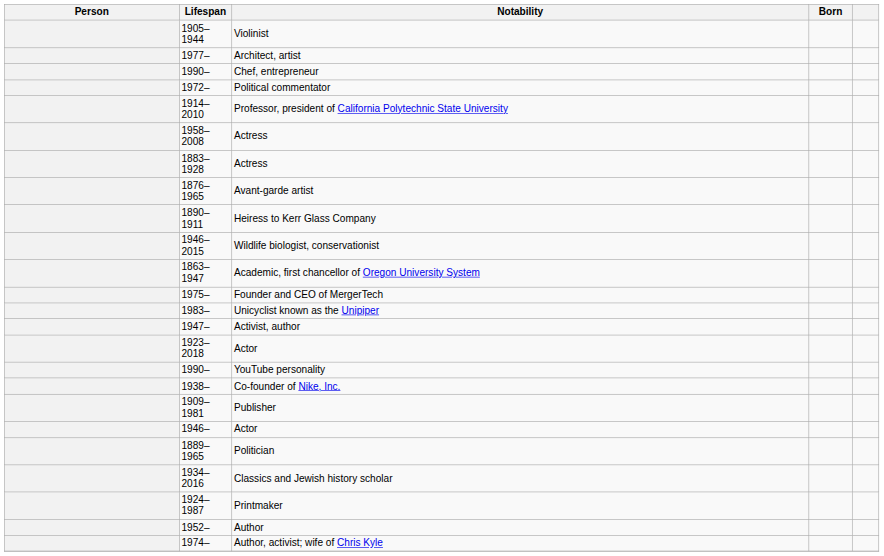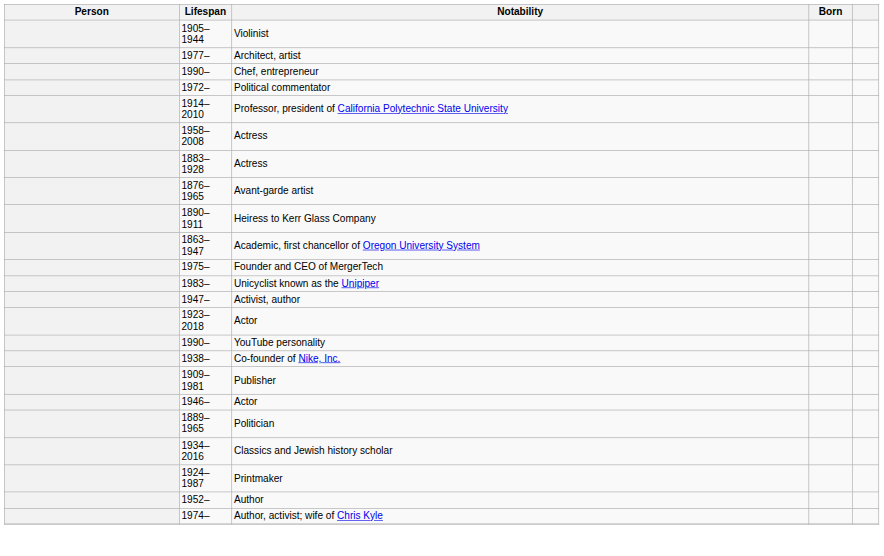- row: (196, 246)
